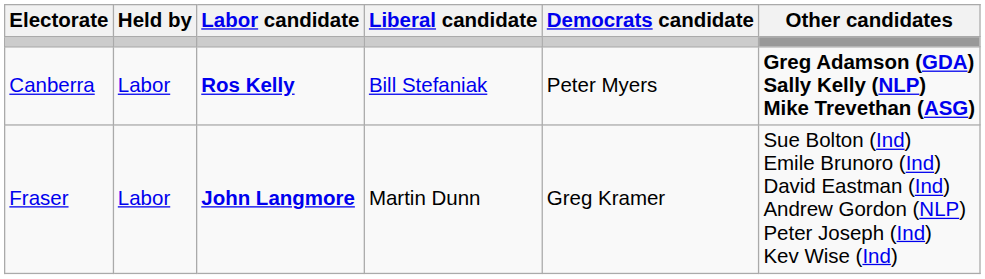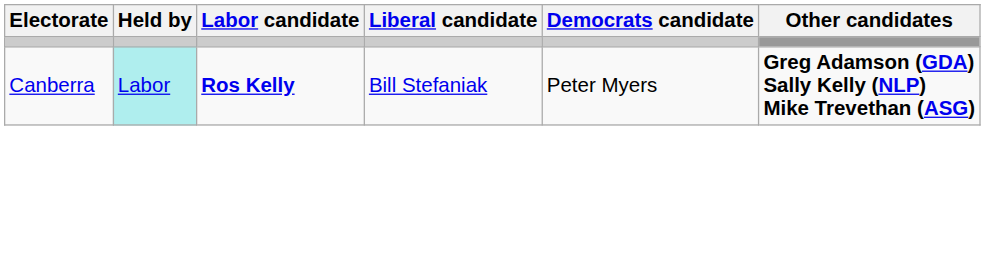(144, 85) no background -> (144, 85) paleturquoise background
- row: (39, 198)
